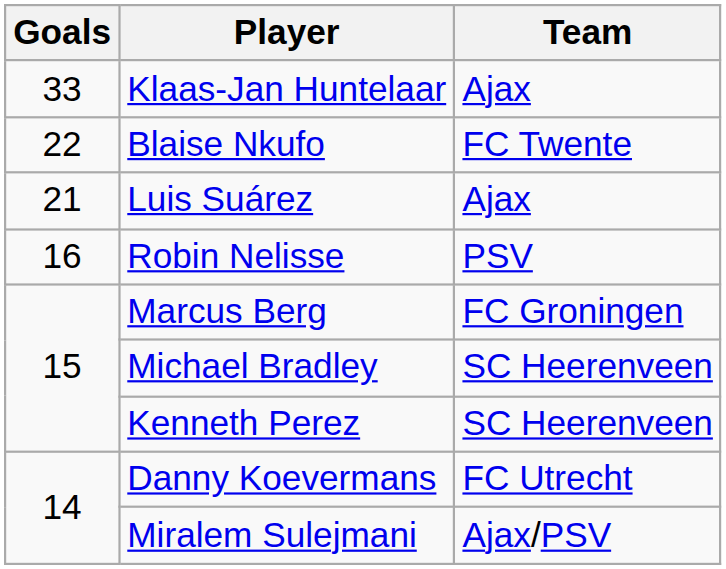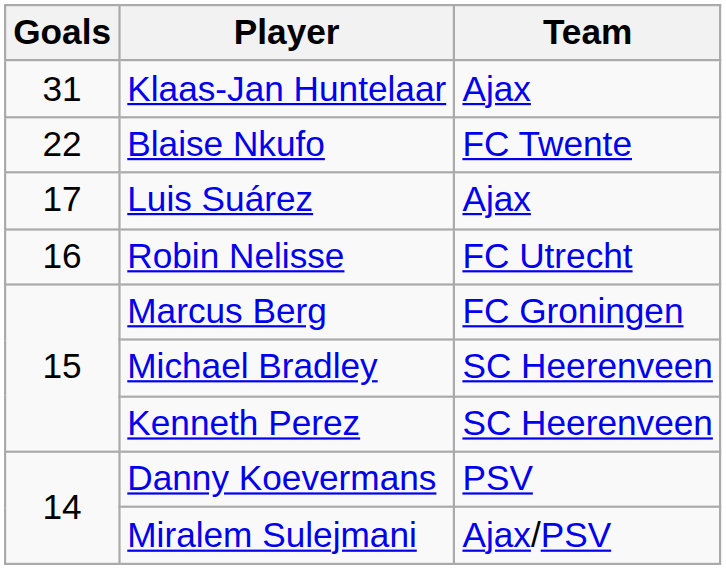(62, 88) 33 -> (62, 88) 31
(62, 199) 21 -> (62, 199) 17
(498, 255) PSV -> (548, 255) FC Utrecht
(548, 479) FC Utrecht -> (498, 479) PSV
